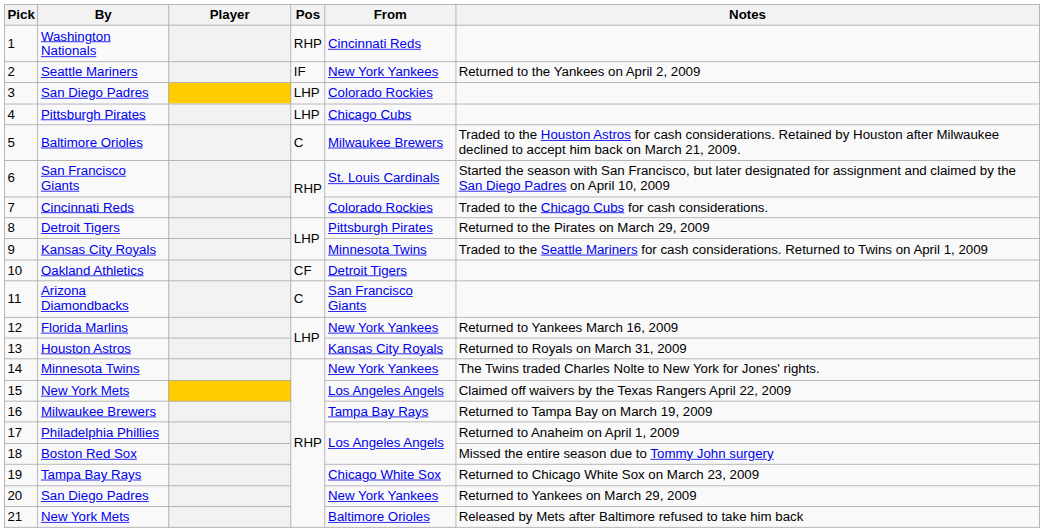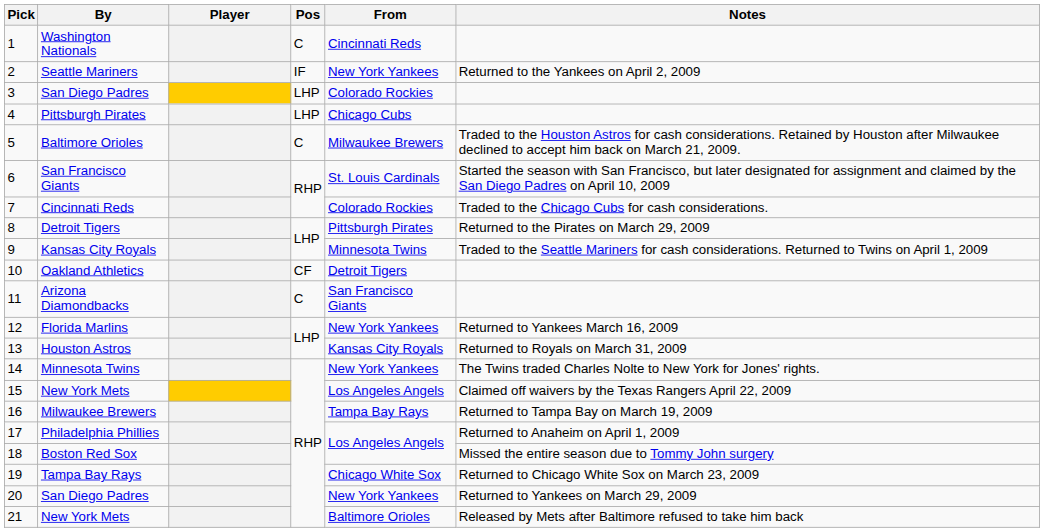(308, 43) RHP -> (299, 43) C
